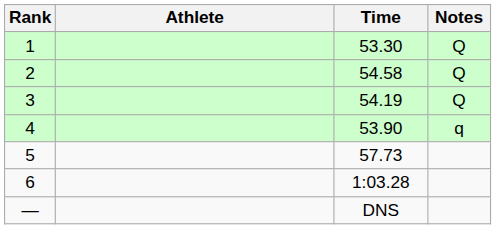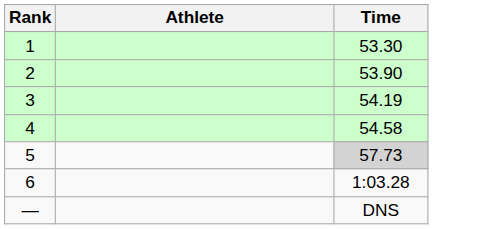- column: (459, 18)
(381, 73) 54.58 -> (381, 73) 53.90
(381, 127) 53.90 -> (381, 127) 54.58
(381, 155) no background -> (381, 155) lightgrey background
